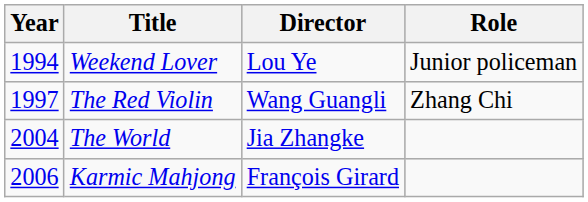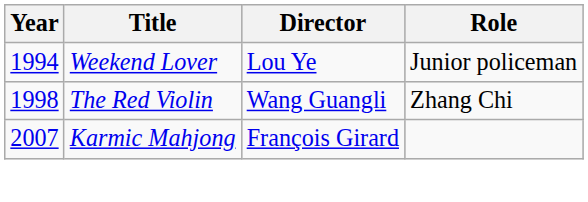(34, 100) 1997 -> (34, 100) 1998
- row: (120, 138)
(34, 176) 2006 -> (34, 138) 2007
